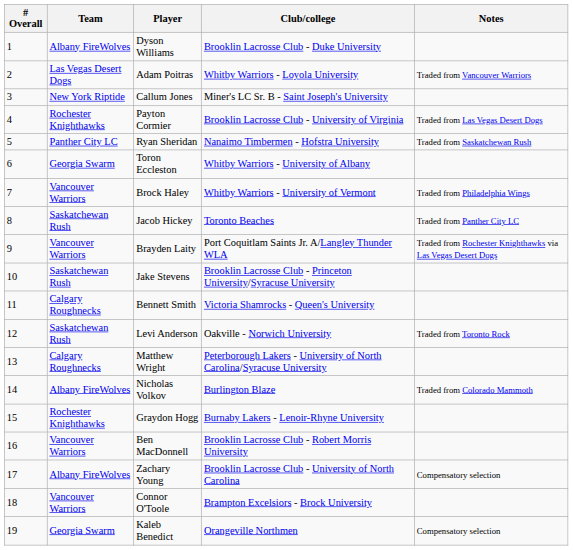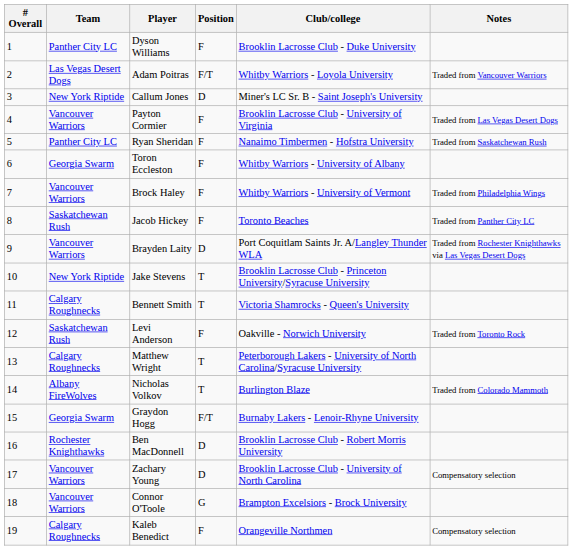+ column: (216, 18)
(90, 46) Albany FireWolves -> (83, 46) Panther City LC
(77, 119) Rochester Knighthawks -> (71, 119) Vancouver Warriors
(79, 277) Saskatchewan Rush -> (86, 277) New York Riptide
(77, 418) Rochester Knighthawks -> (81, 418) Georgia Swarm
(72, 446) Vancouver Warriors -> (76, 446) Rochester Knighthawks
(90, 474) Albany FireWolves -> (71, 474) Vancouver Warriors
(82, 530) Georgia Swarm -> (74, 530) Calgary Roughnecks
